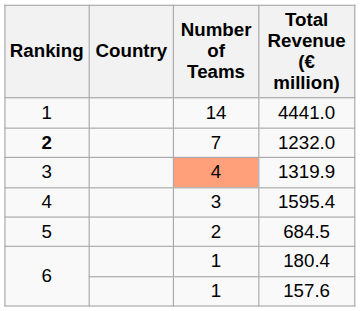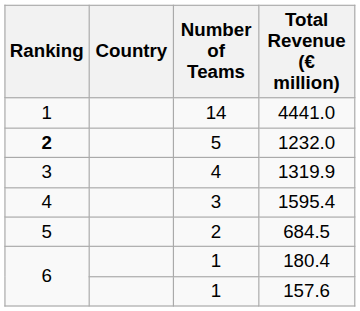(216, 142) 7 -> (216, 142) 5
(216, 172) lightsalmon background -> (216, 172) no background
